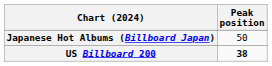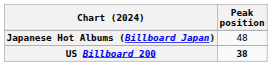(242, 38) 50 -> (242, 38) 48
